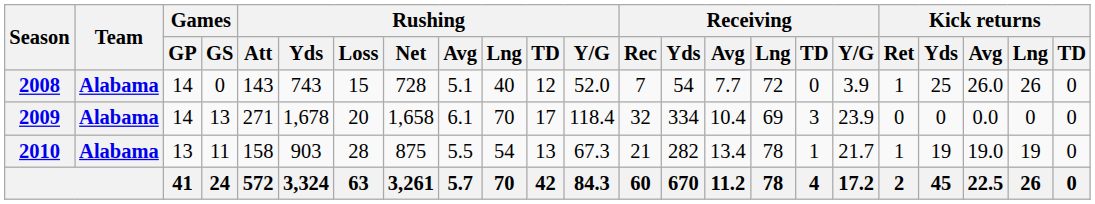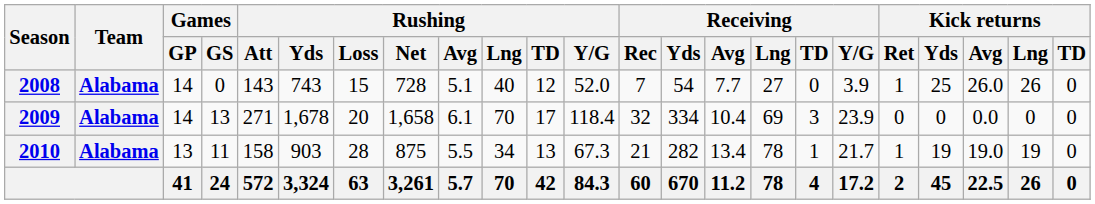(773, 85) 72 -> (773, 85) 27
(504, 150) 54 -> (504, 150) 34
